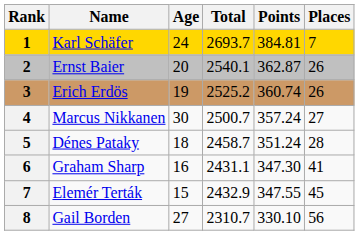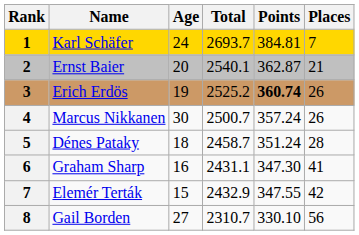(316, 67) 26 -> (316, 67) 21
(279, 92) normal -> (279, 92) bold
(316, 117) 27 -> (316, 117) 26
(316, 192) 45 -> (316, 192) 42
